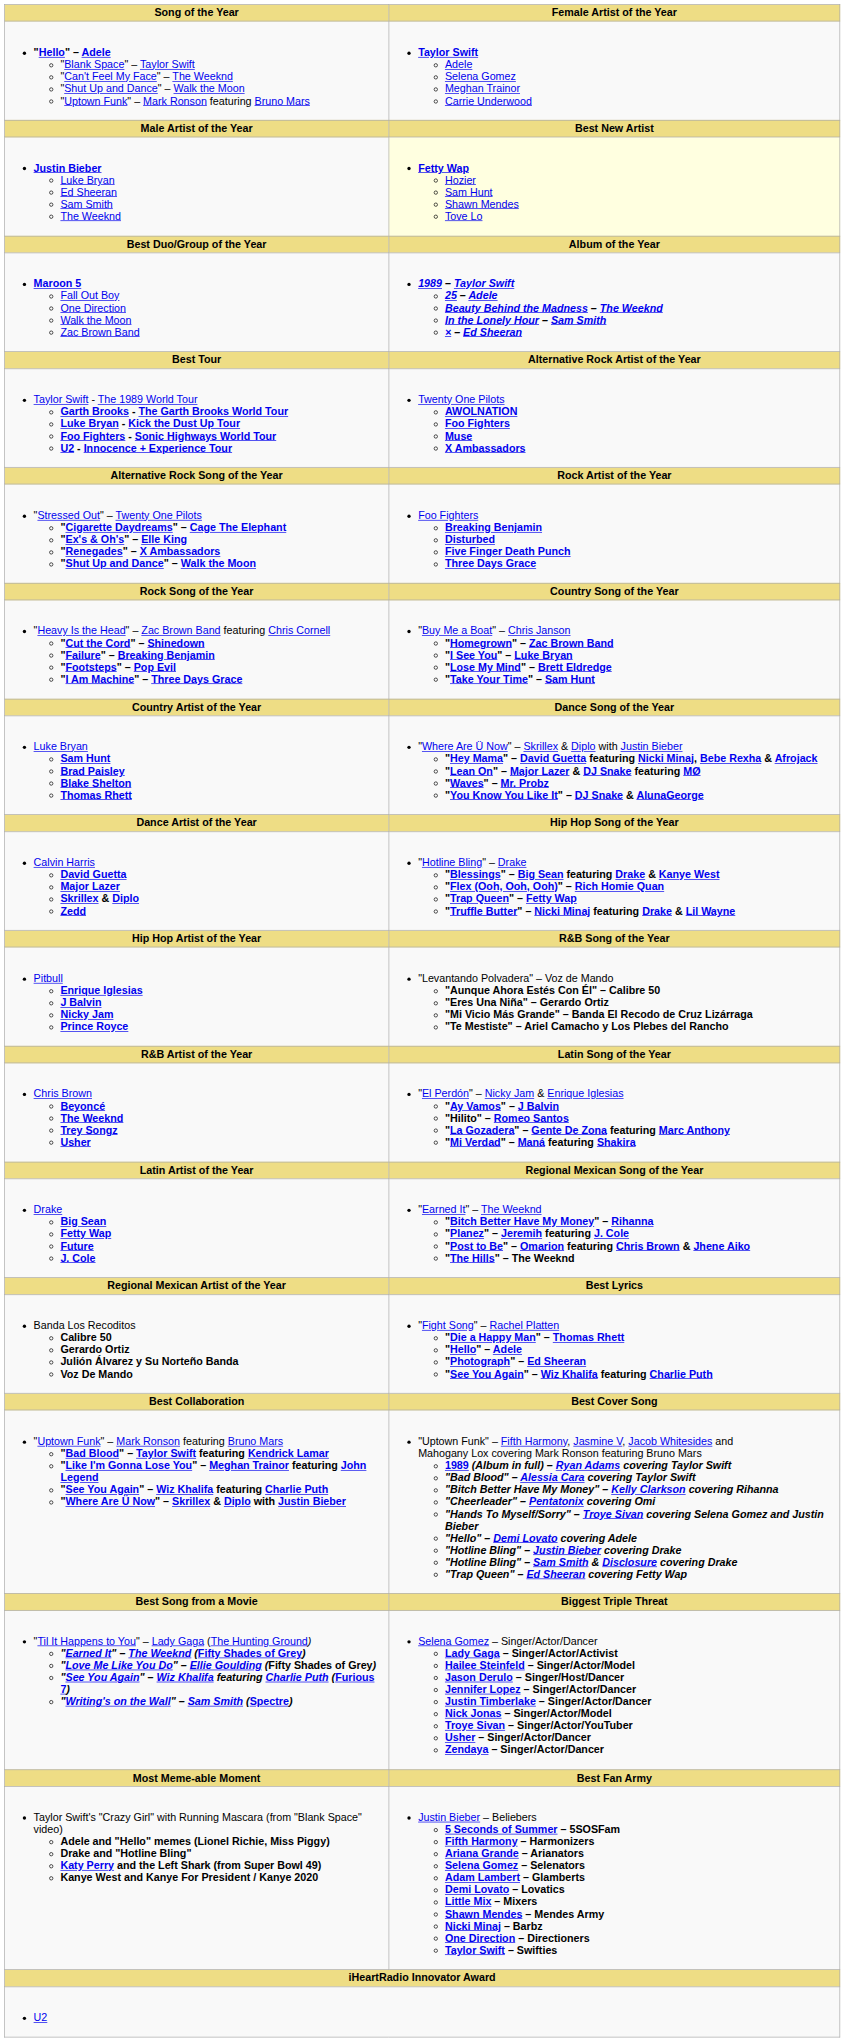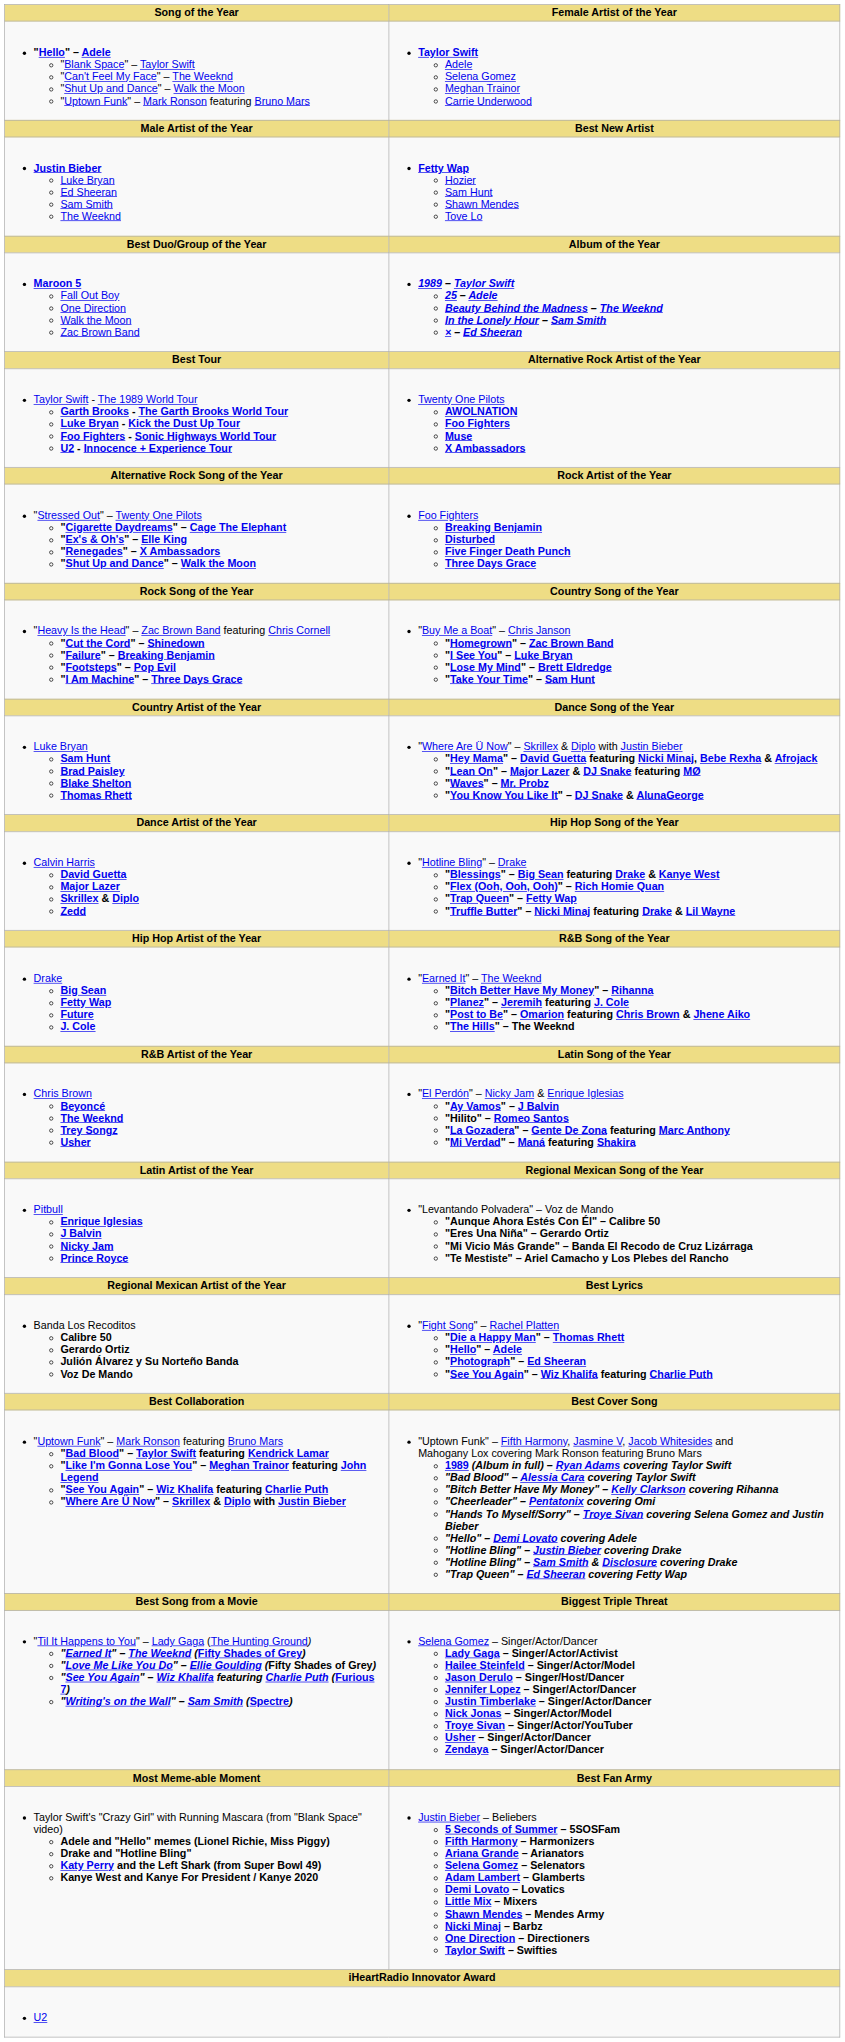(614, 192) lightyellow background -> (614, 192) no background
rows swapped: (197, 1234) <-> (197, 1003)
